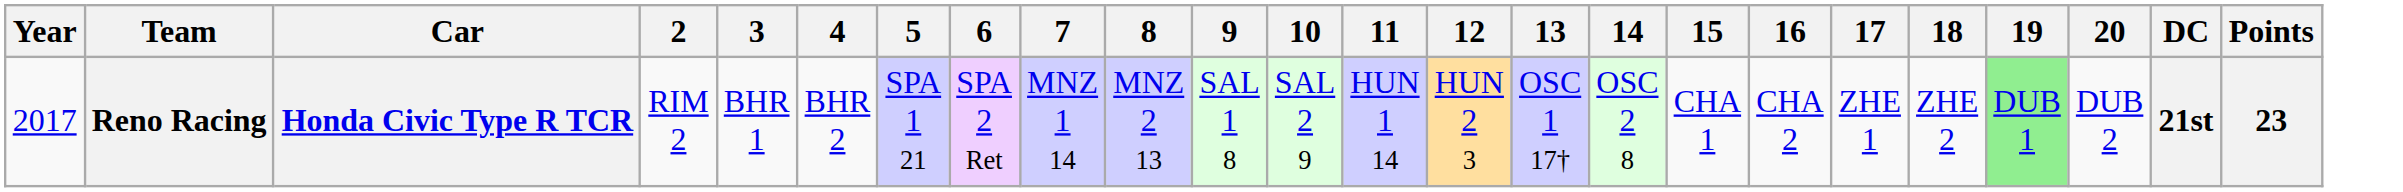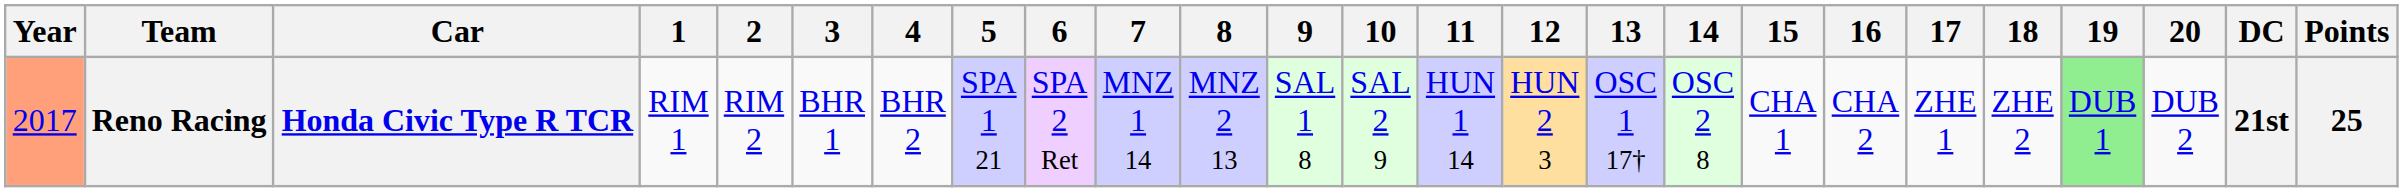+ column: (678, 30)
(45, 120) no background -> (45, 120) lightsalmon background
(2271, 120) 23 -> (2347, 120) 25
